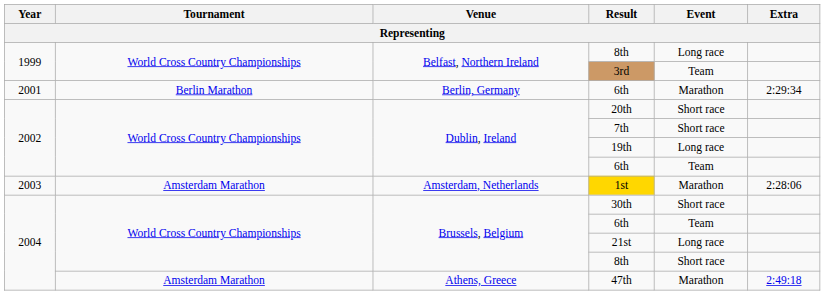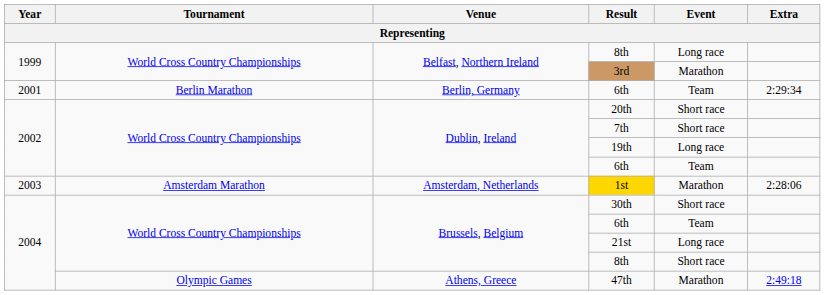(701, 71) Team -> (701, 71) Marathon
(701, 90) Marathon -> (701, 90) Team
(214, 280) Amsterdam Marathon -> (214, 280) Olympic Games
